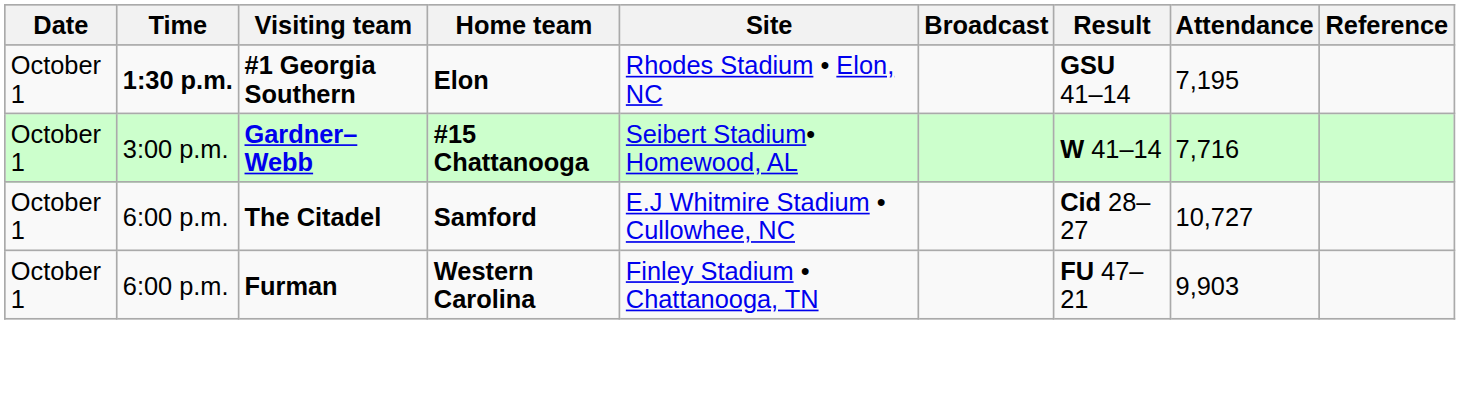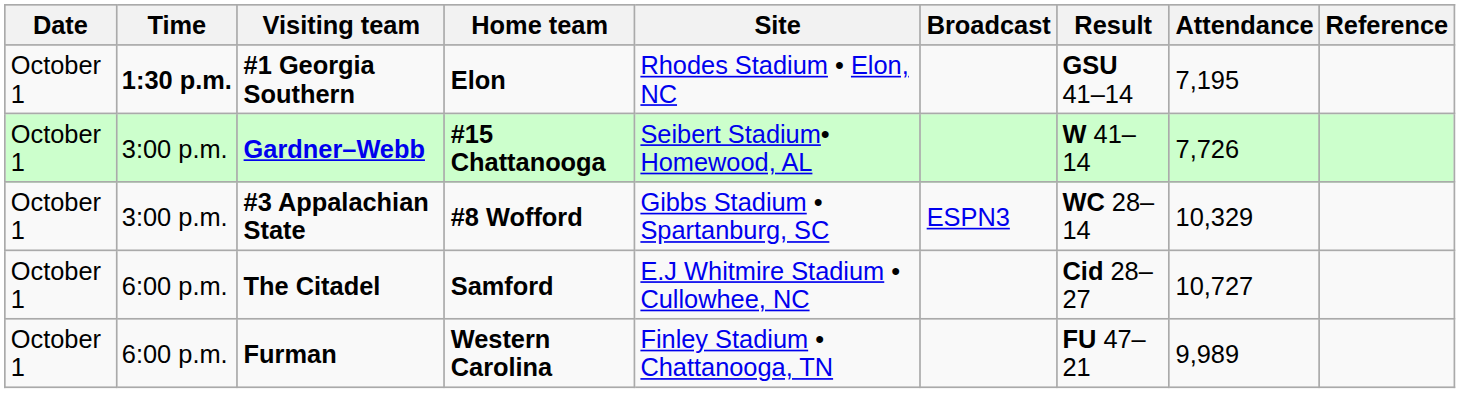(1207, 148) 7,716 -> (1207, 148) 7,726
+ row: (336, 217)
(1207, 285) 9,903 -> (1207, 354) 9,989
